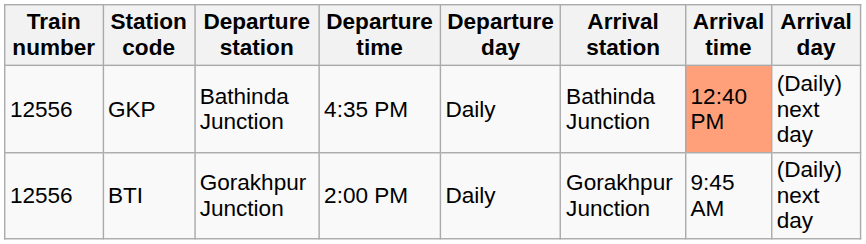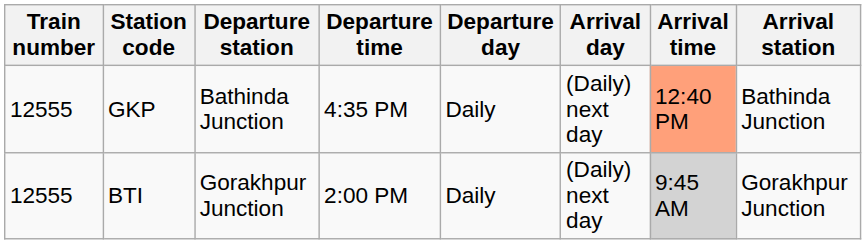columns swapped: (623, 35) <-> (816, 35)
(41, 108) 12556 -> (41, 108) 12555
(41, 195) 12556 -> (41, 195) 12555
(712, 195) no background -> (677, 195) lightgrey background
